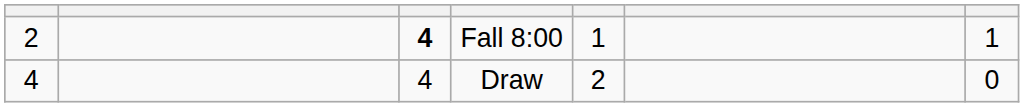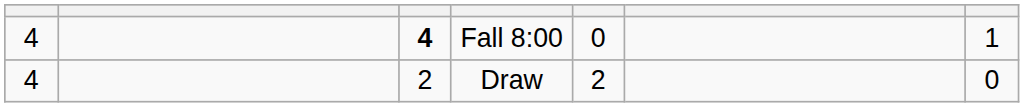(31, 38) 2 -> (31, 38) 4
(598, 38) 1 -> (598, 38) 0
(425, 80) 4 -> (425, 80) 2
